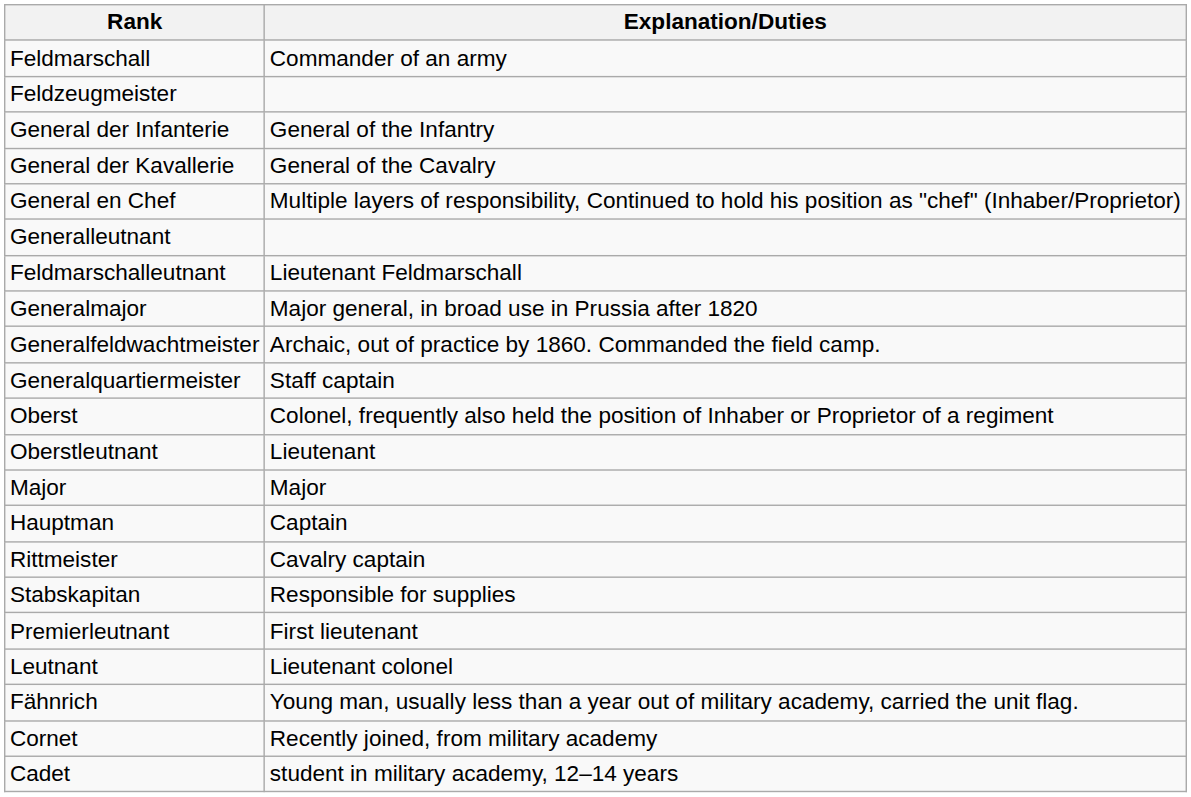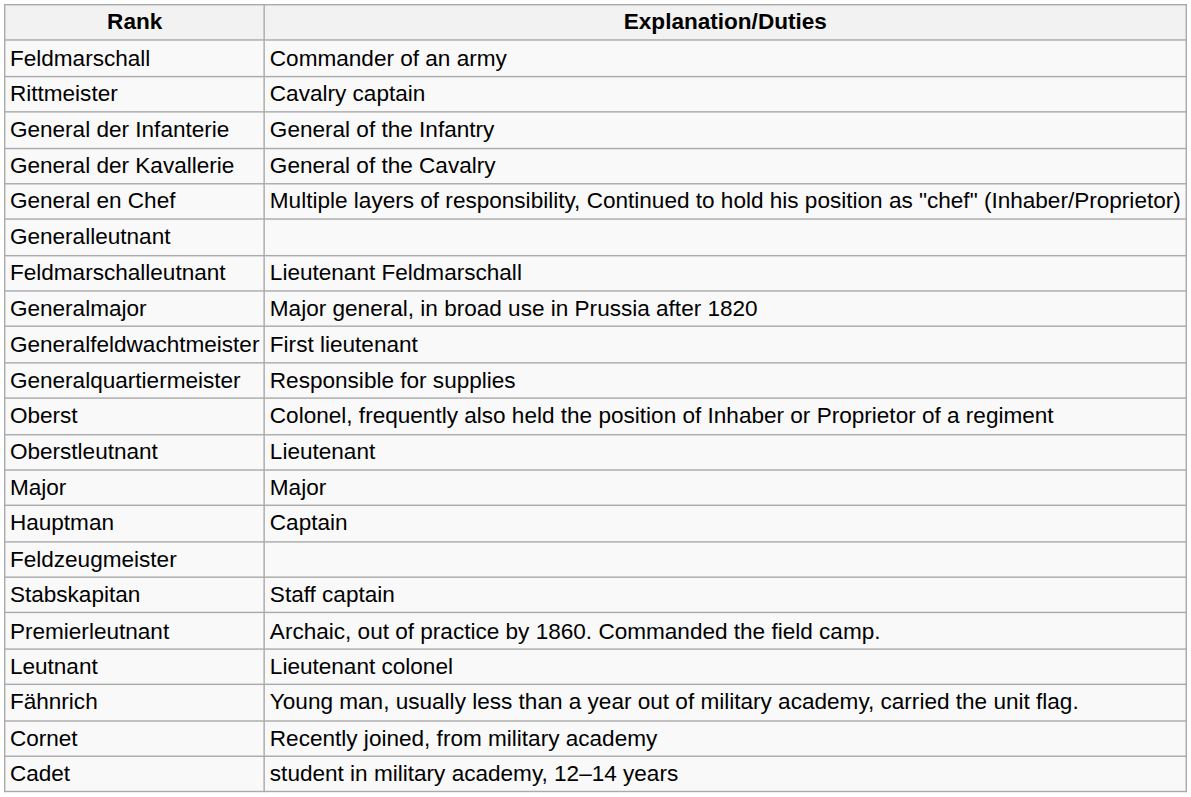rows swapped: (93, 93) <-> (64, 559)
(575, 344) Archaic, out of practice by 1860. Commanded the field camp. -> (344, 344) First lieutenant
(332, 380) Staff captain -> (393, 380) Responsible for supplies
(393, 594) Responsible for supplies -> (332, 594) Staff captain
(344, 630) First lieutenant -> (575, 630) Archaic, out of practice by 1860. Commanded the field camp.
